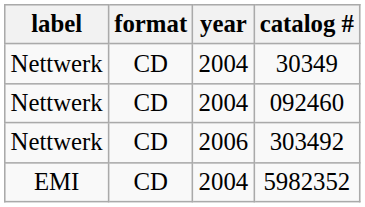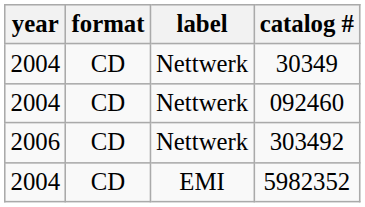columns swapped: (223, 24) <-> (57, 24)
